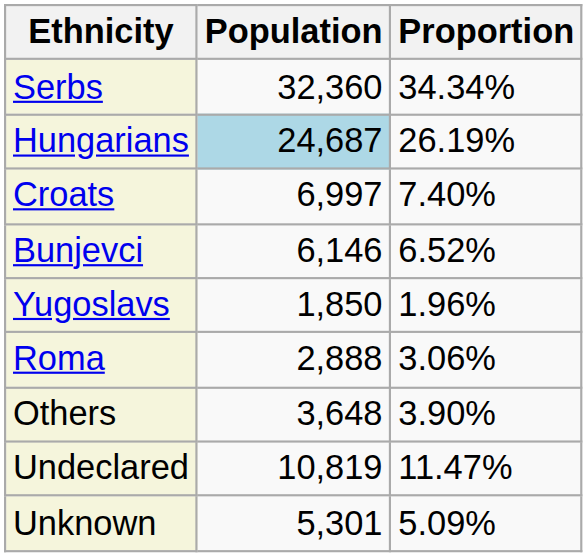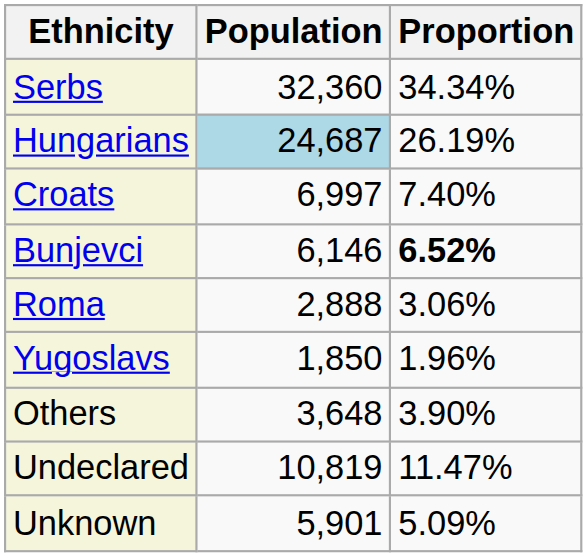(447, 250) normal -> (447, 250) bold
rows swapped: (59, 359) <-> (91, 304)
(339, 522) 5,301 -> (339, 522) 5,901
